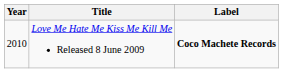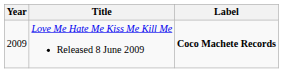(17, 44) 2010 -> (17, 44) 2009
